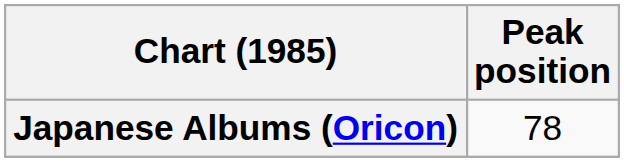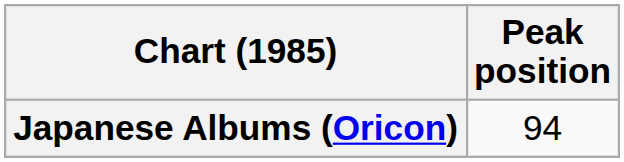(543, 127) 78 -> (543, 127) 94
